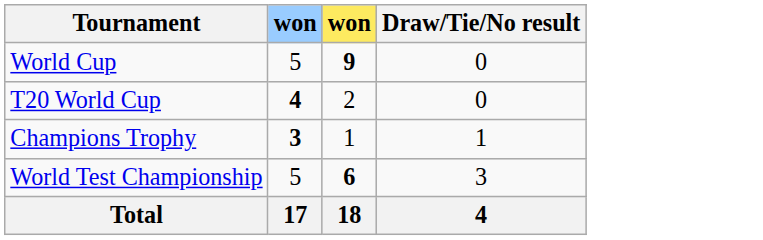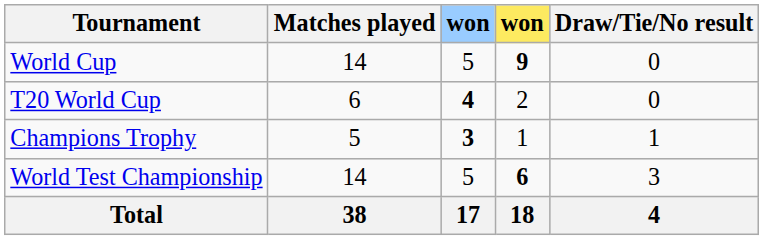+ column: (355, 23)
